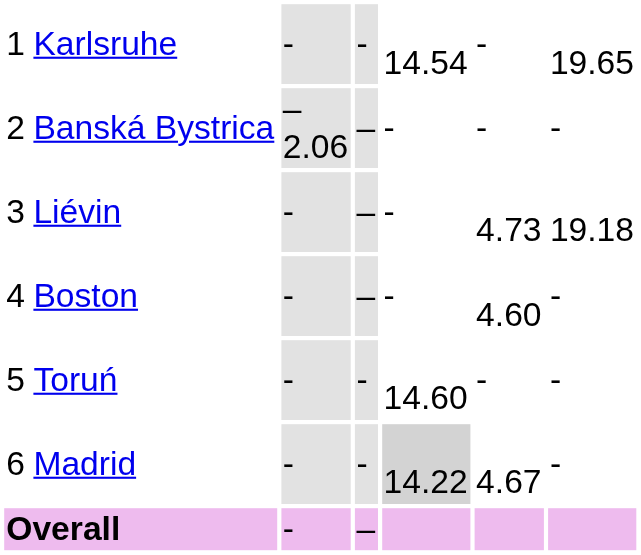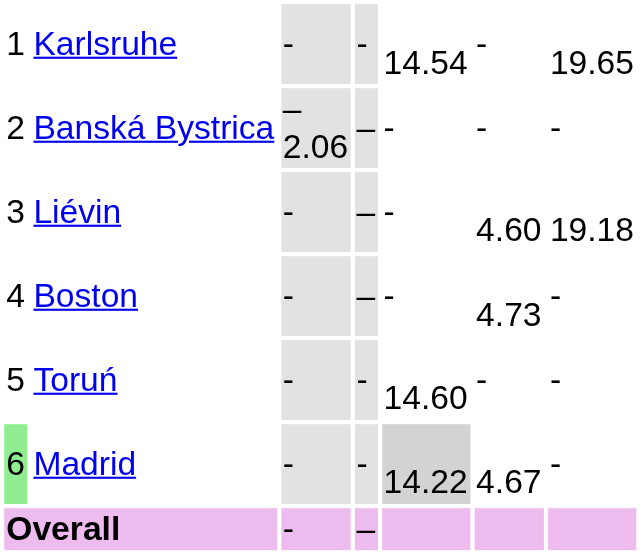(509, 230) 4.73 -> (509, 230) 4.60
(509, 314) 4.60 -> (509, 314) 4.73
(16, 463) no background -> (16, 463) lightgreen background
